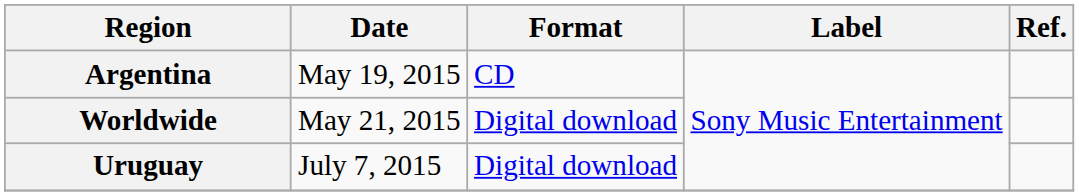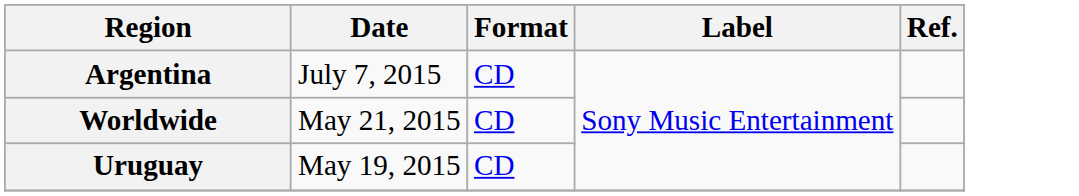(379, 73) May 19, 2015 -> (370, 73) July 7, 2015
(576, 119) Digital download -> (494, 119) CD
(370, 166) July 7, 2015 -> (379, 166) May 19, 2015
(576, 166) Digital download -> (494, 166) CD
